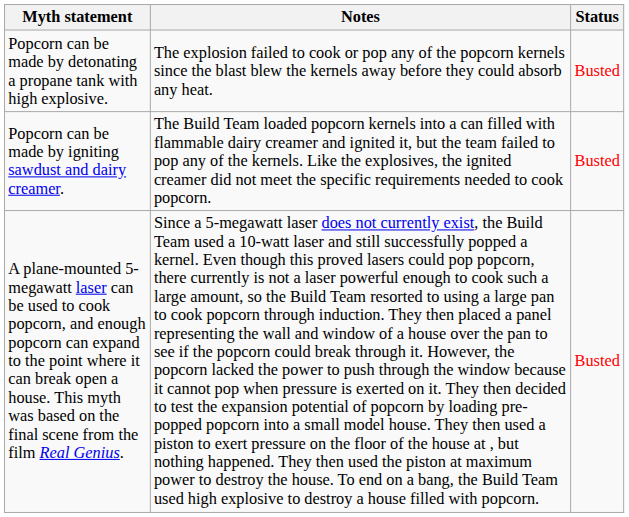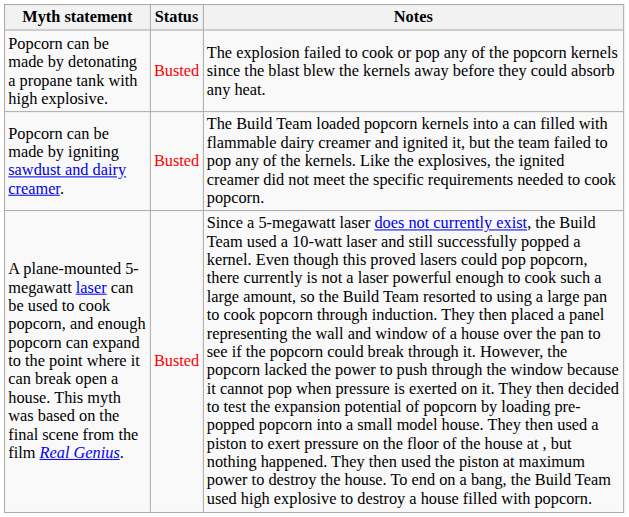columns swapped: (597, 17) <-> (360, 17)
